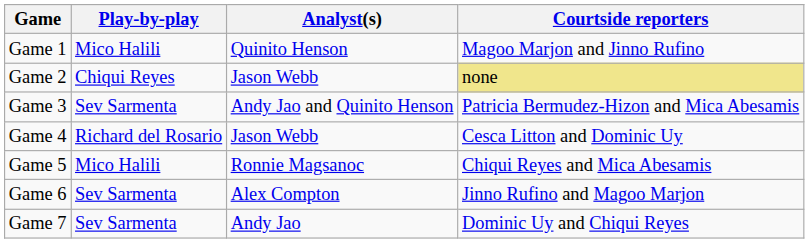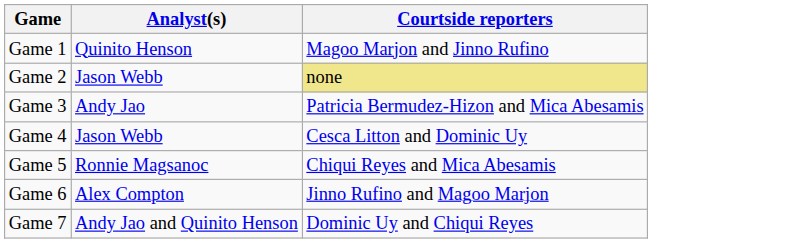- column: (149, 19)
(342, 106) Andy Jao and Quinito Henson -> (110, 106) Andy Jao
(266, 223) Andy Jao -> (186, 223) Andy Jao and Quinito Henson
